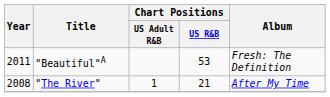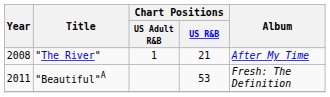rows swapped: (68, 84) <-> (70, 62)
